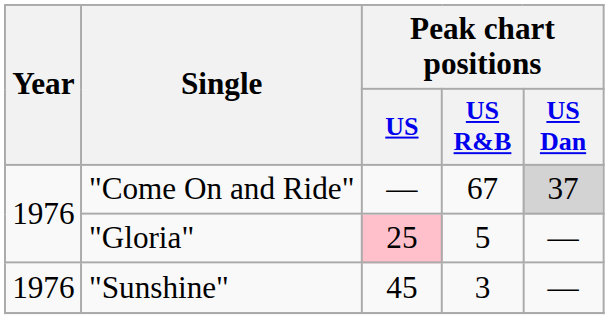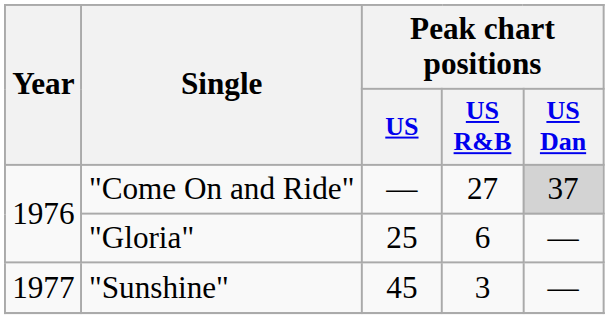(482, 188) 67 -> (482, 188) 27
(402, 238) pink background -> (402, 238) no background
(482, 238) 5 -> (482, 238) 6
(43, 287) 1976 -> (43, 287) 1977
